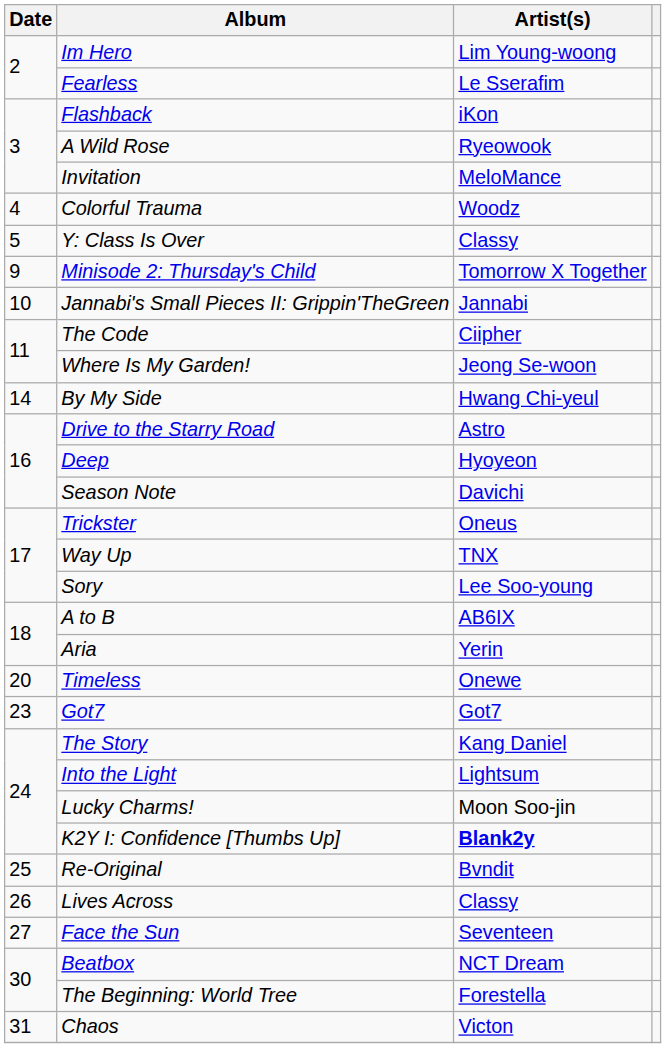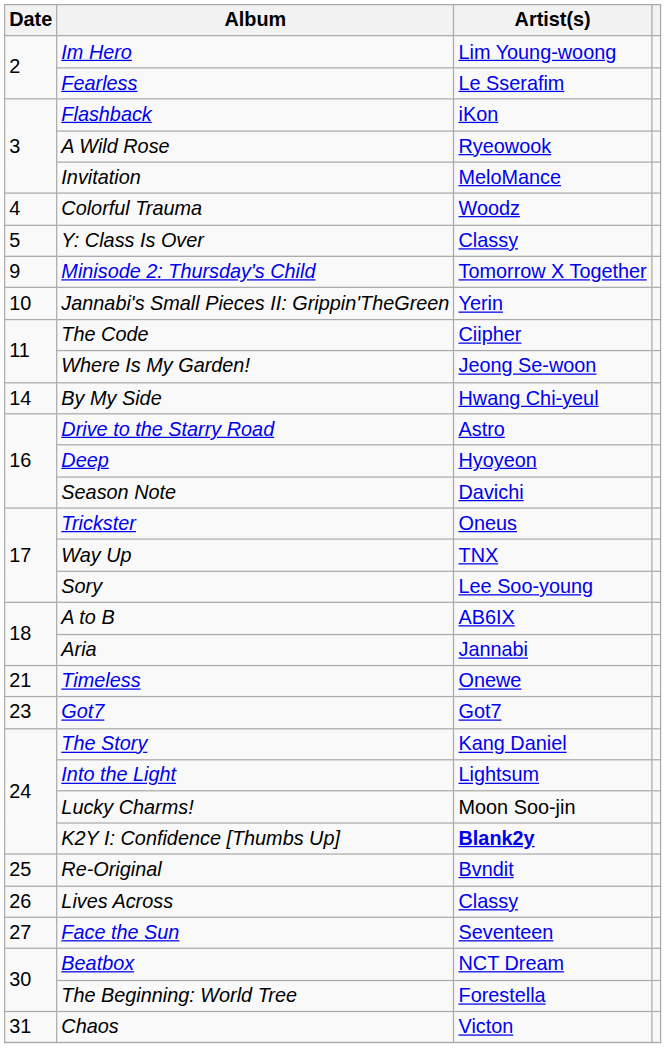(493, 303) Jannabi -> (481, 303) Yerin
(481, 649) Yerin -> (493, 649) Jannabi
(20, 680) 20 -> (20, 680) 21
